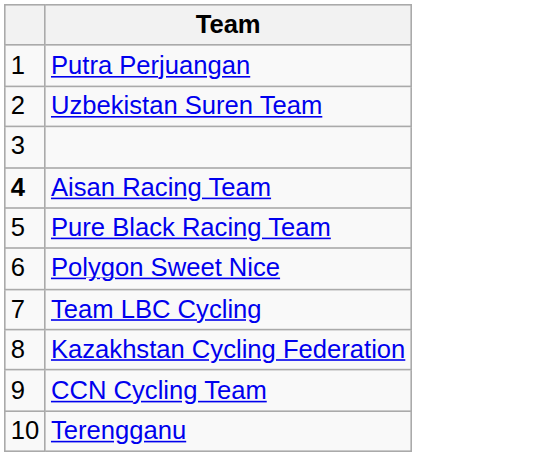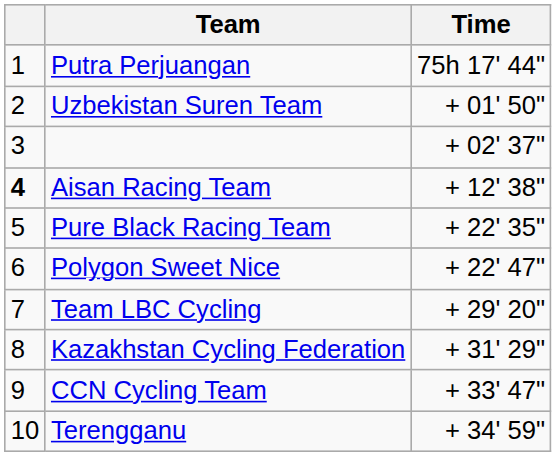+ column: (481, 24)
